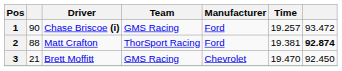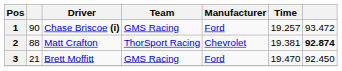(215, 43) Ford -> (225, 43) Chevrolet
(225, 58) Chevrolet -> (215, 58) Ford
